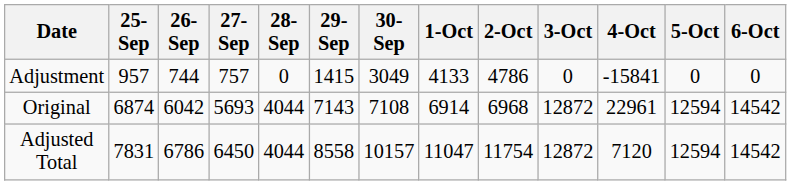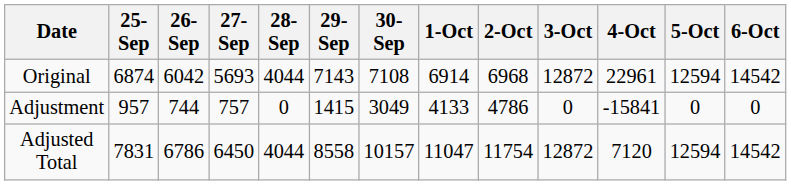rows swapped: (57, 107) <-> (57, 75)
